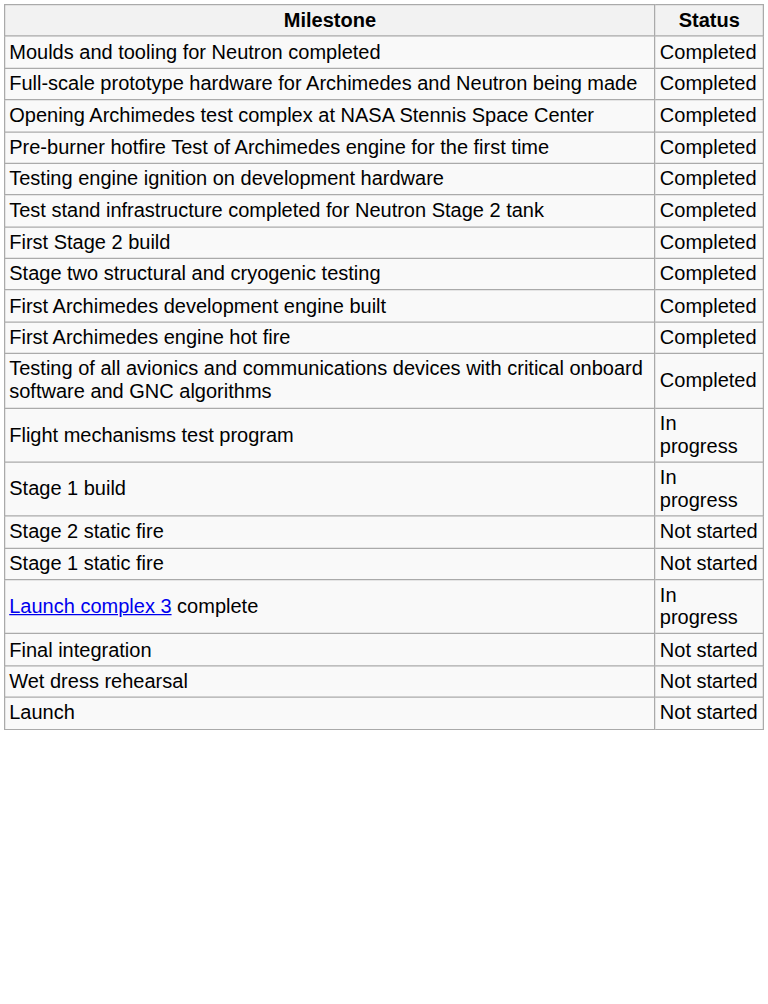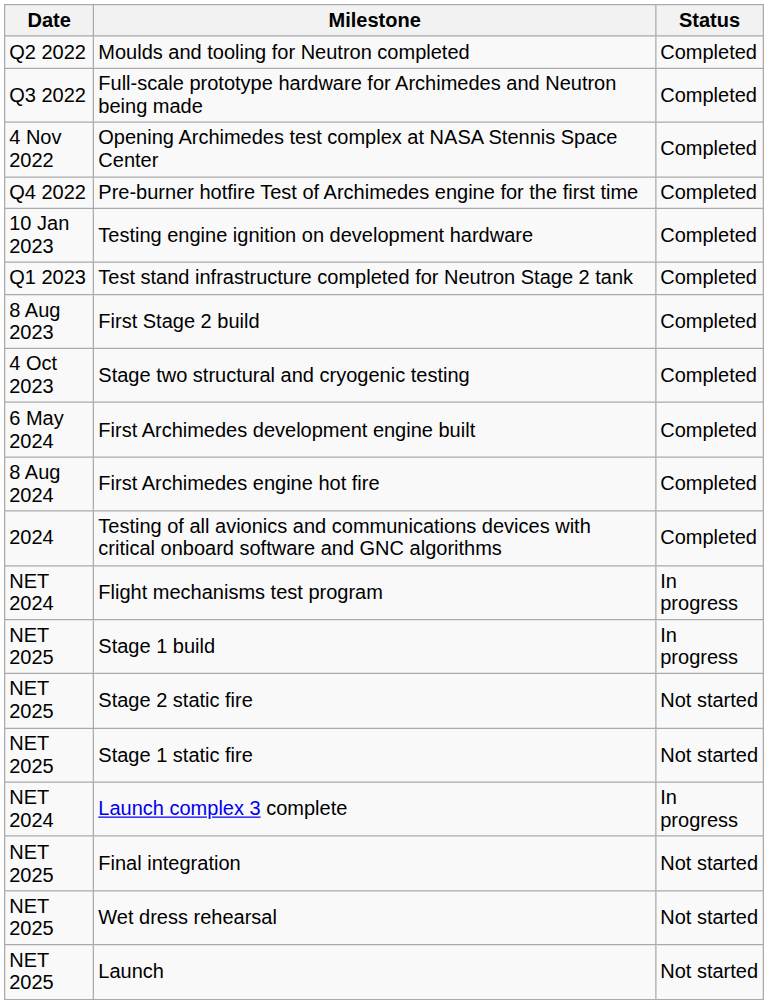+ column: (49, 20)
